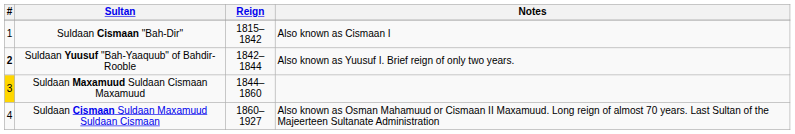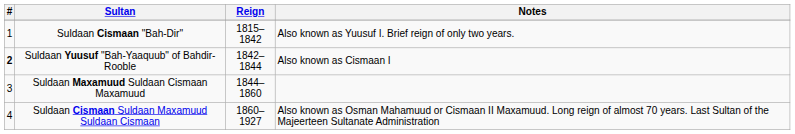(334, 34) Also known as Cismaan I -> (396, 34) Also known as Yuusuf I. Brief reign of only two years.
(396, 61) Also known as Yuusuf I. Brief reign of only two years. -> (334, 61) Also known as Cismaan I
(9, 88) gold background -> (9, 88) no background
